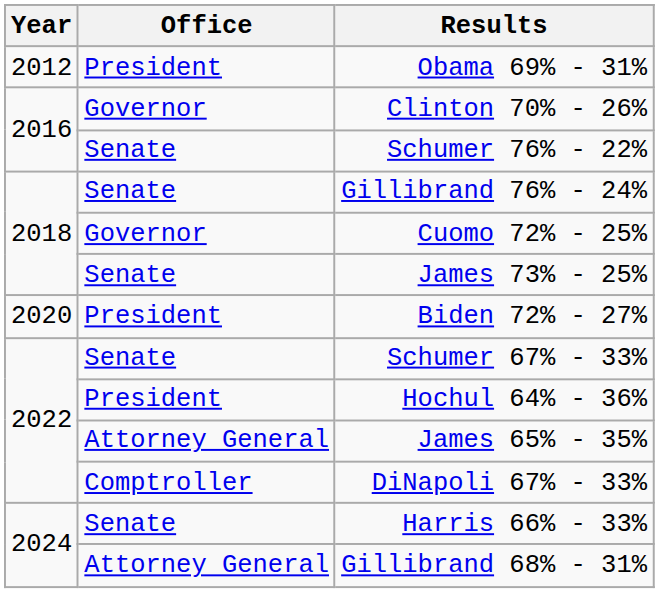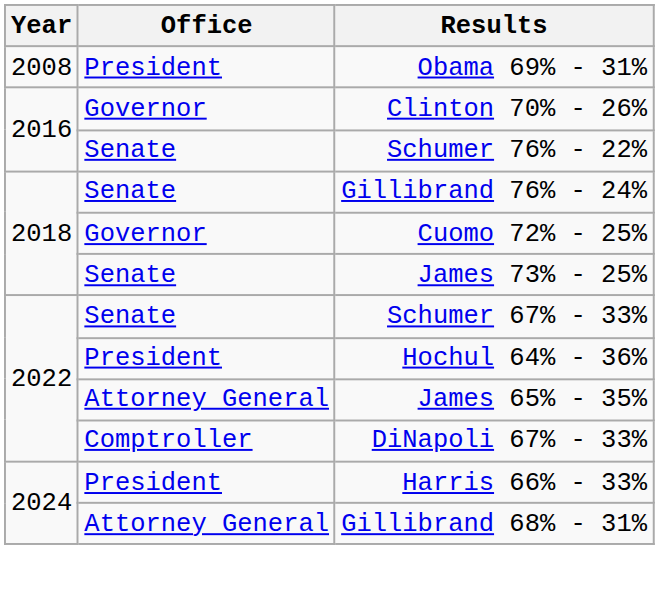+ row: (42, 67)
- row: (42, 67)
- row: (42, 316)
(130, 524) Senate -> (153, 483) President
